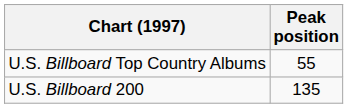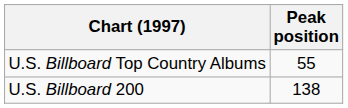(306, 90) 135 -> (306, 90) 138
